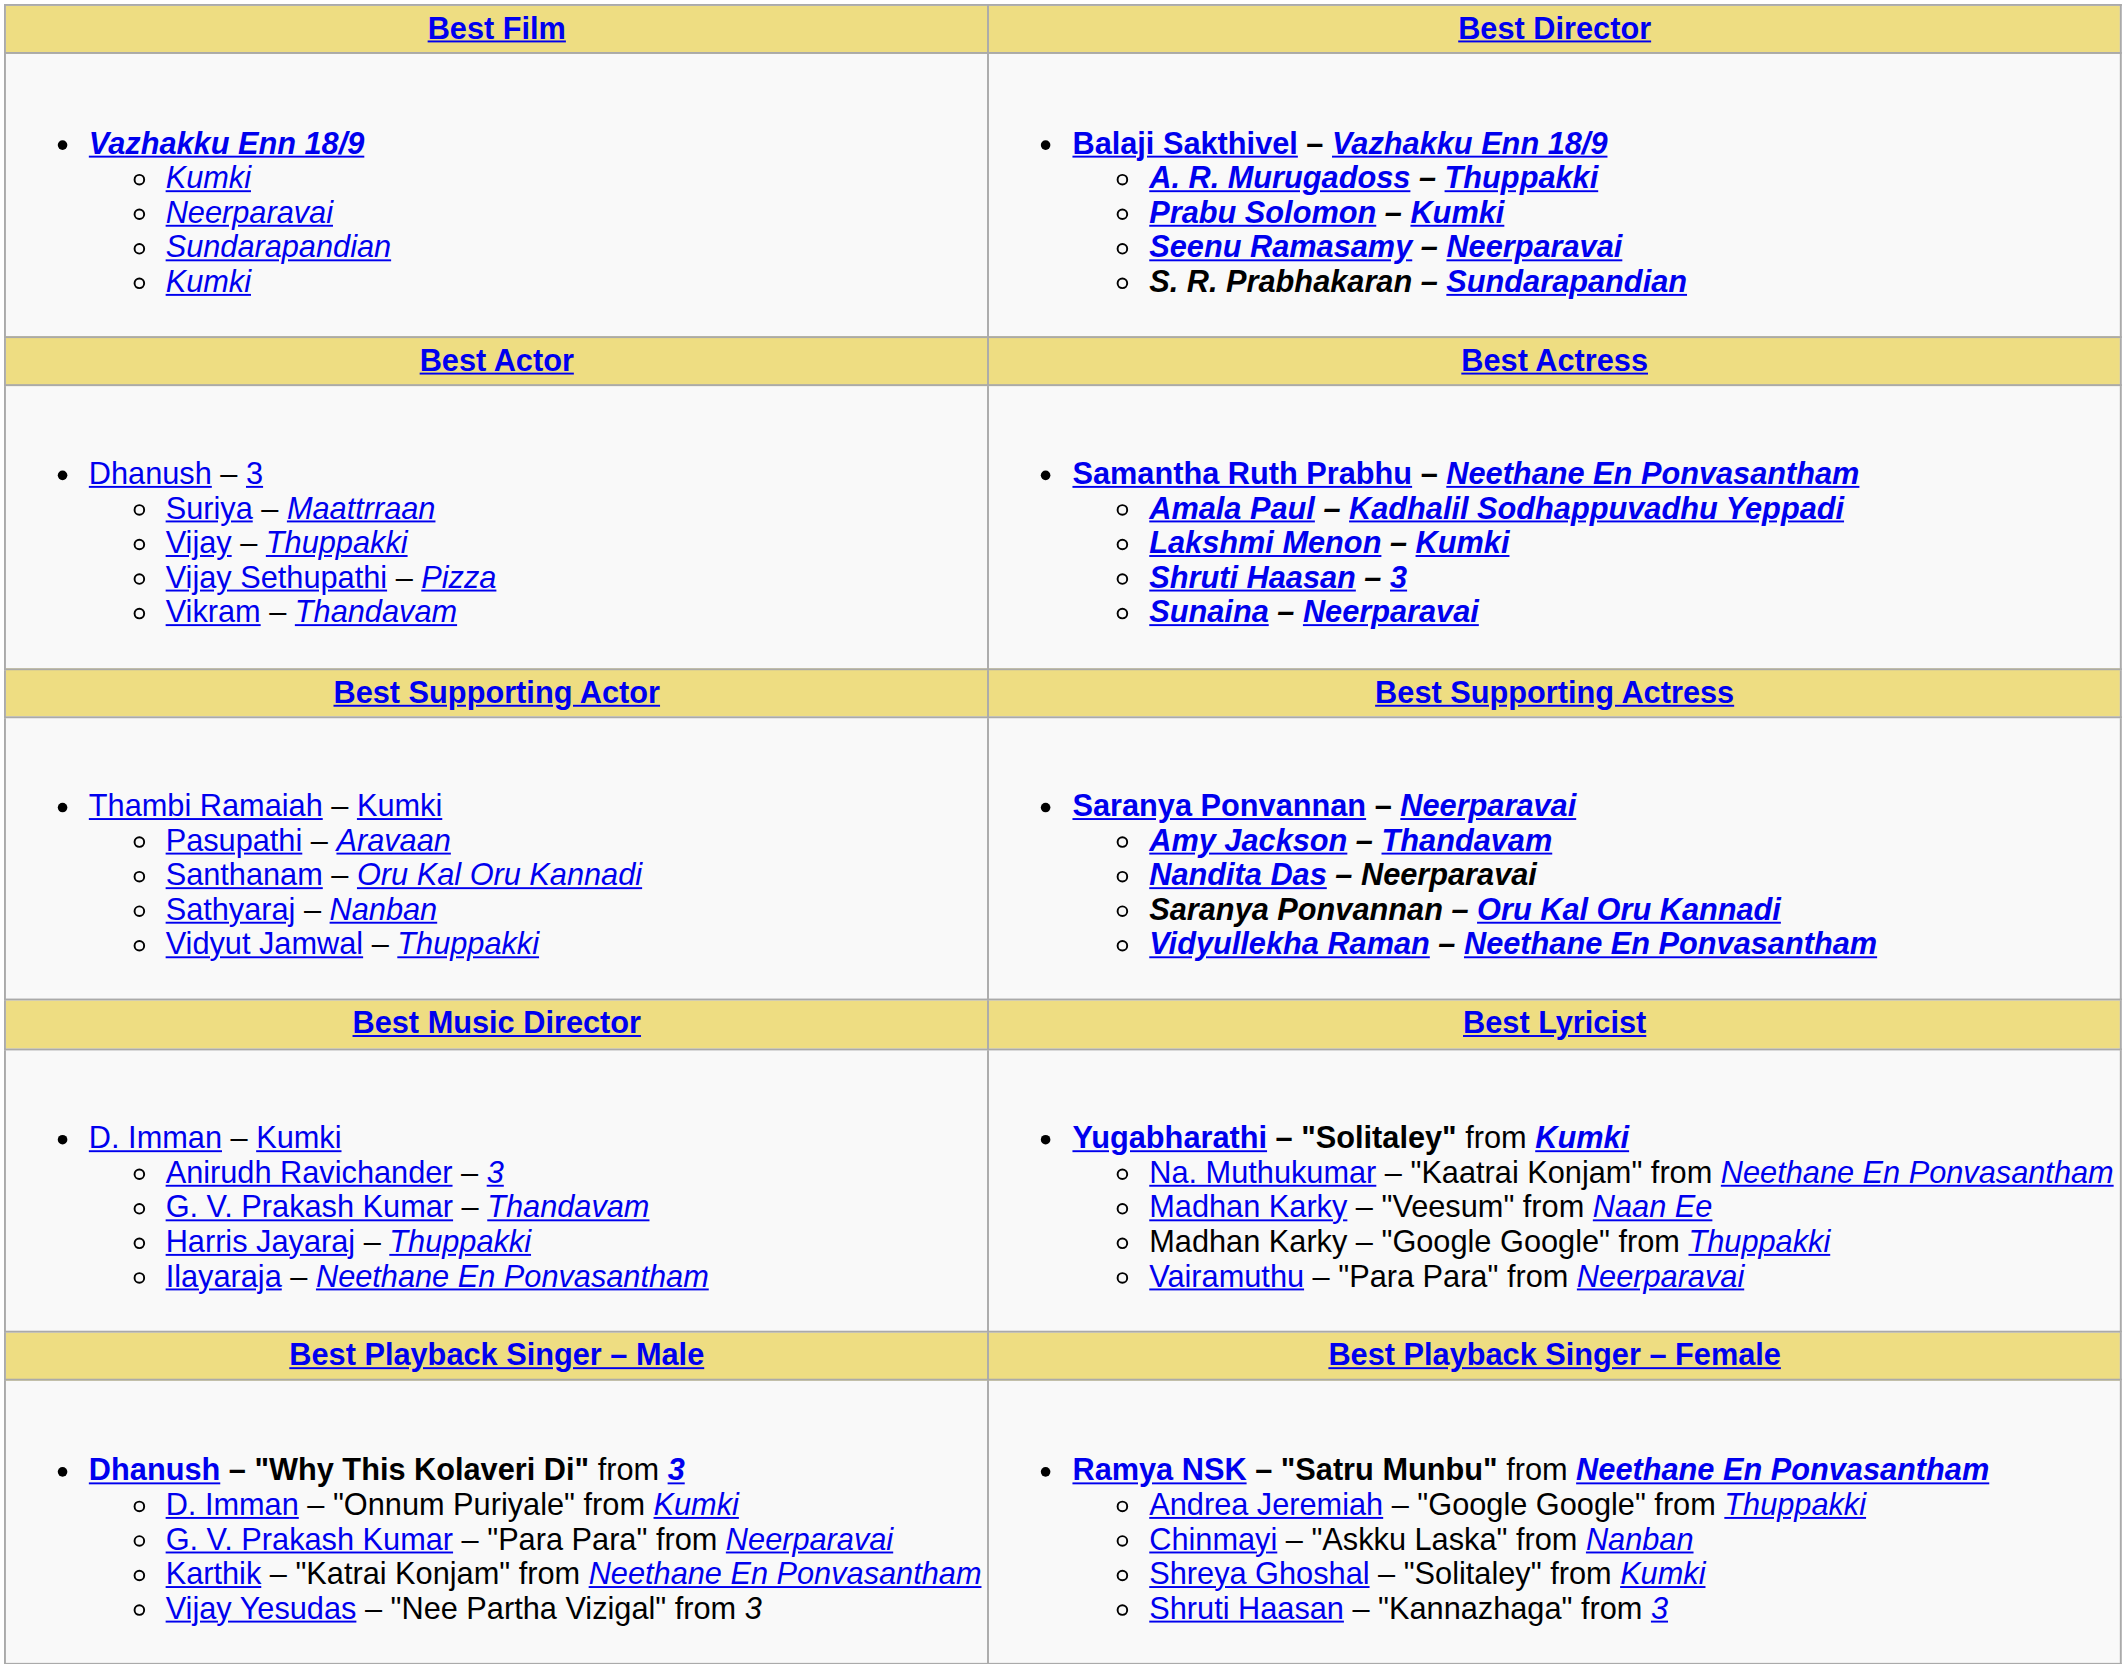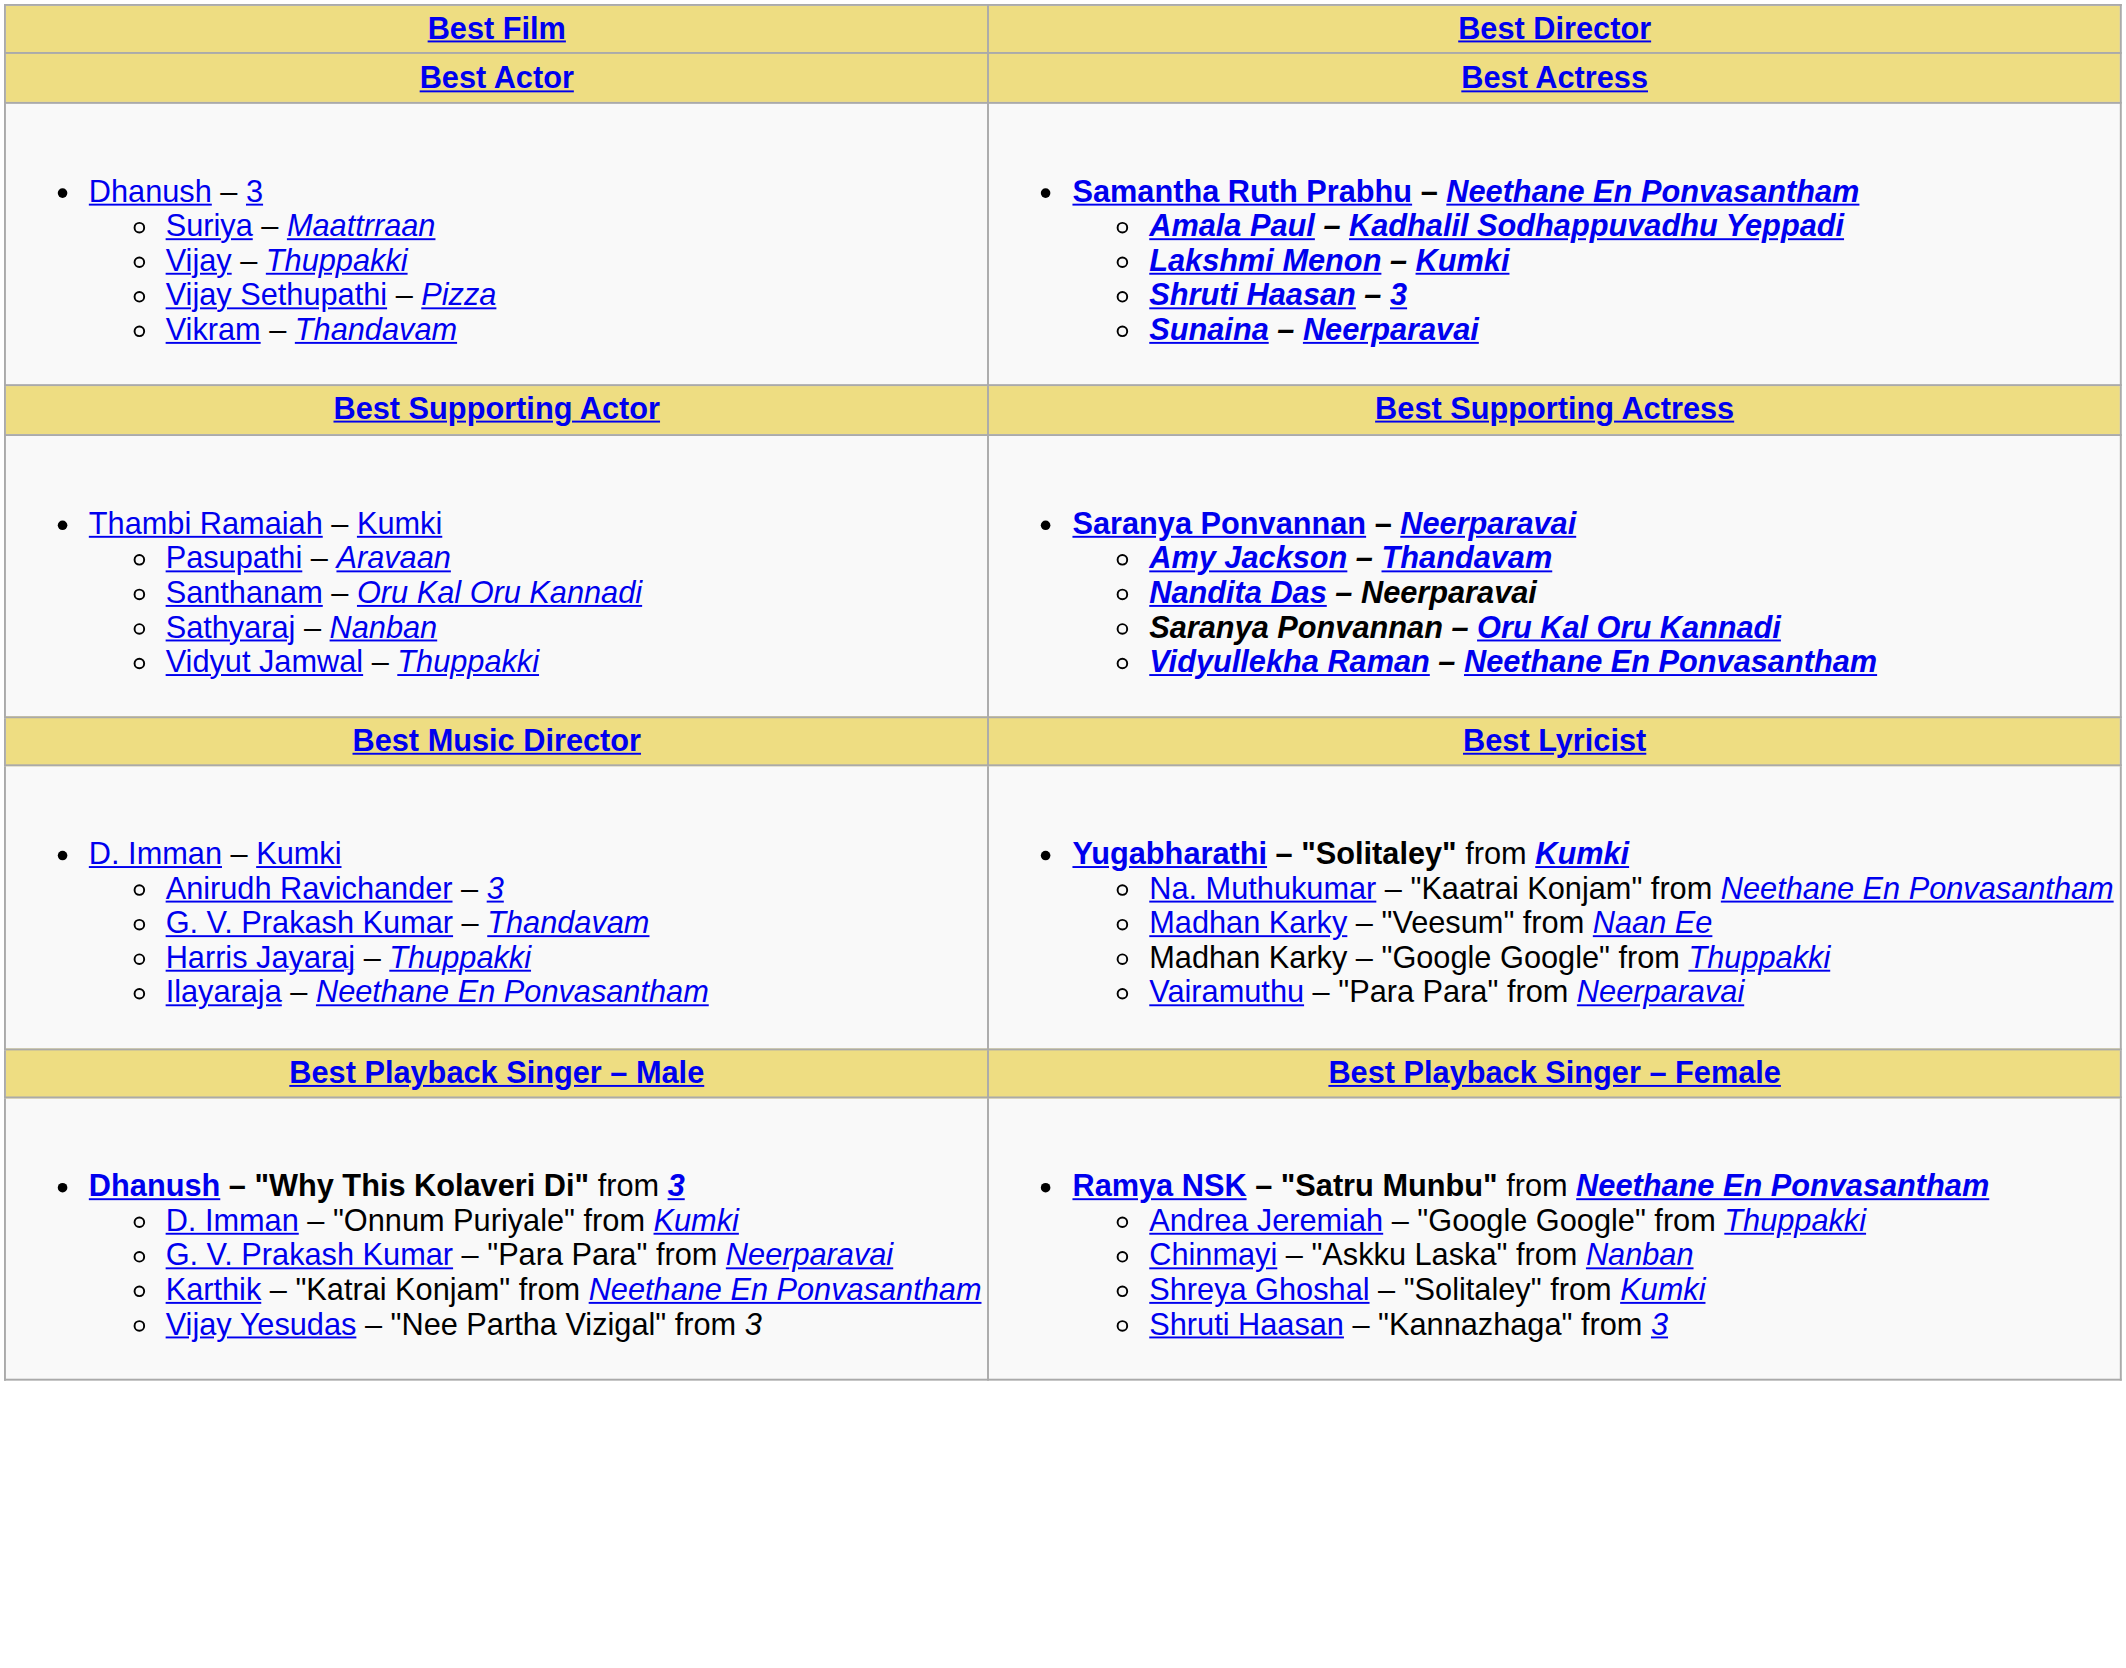- row: (497, 212)
